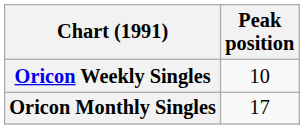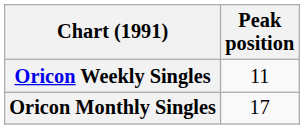(260, 75) 10 -> (260, 75) 11
